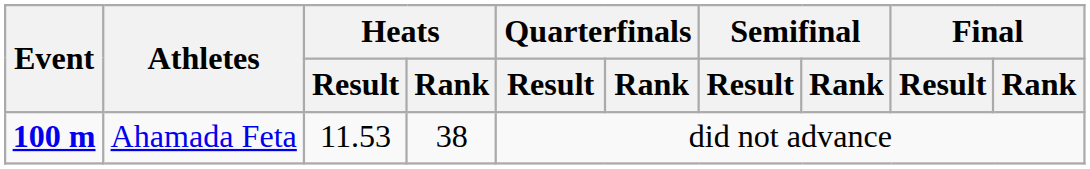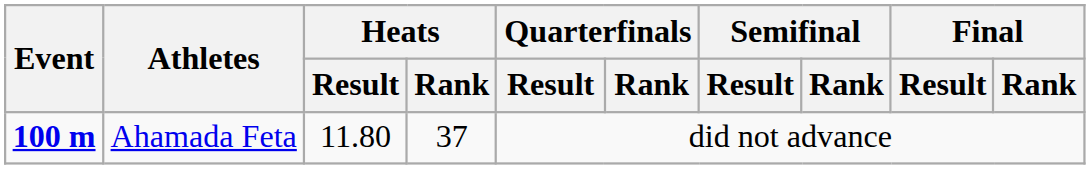(356, 137) 11.53 -> (356, 137) 11.80
(452, 137) 38 -> (452, 137) 37
